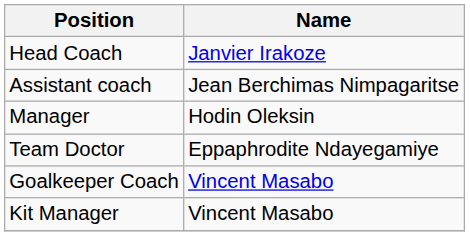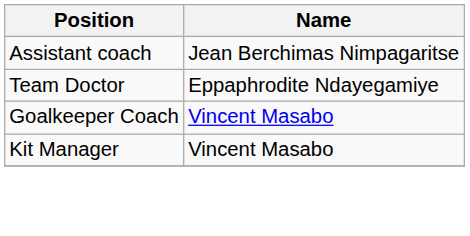- row: (66, 52)
- row: (49, 117)
